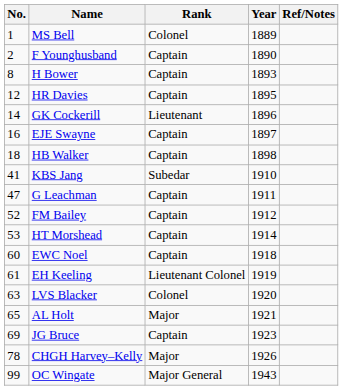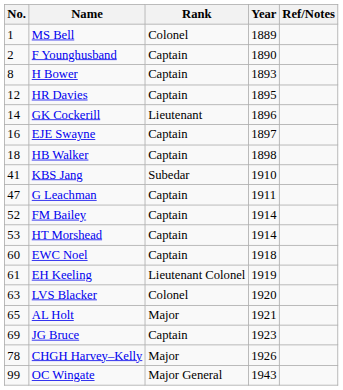(264, 214) 1912 -> (264, 214) 1914
